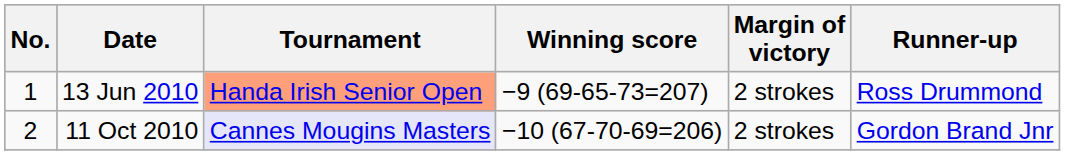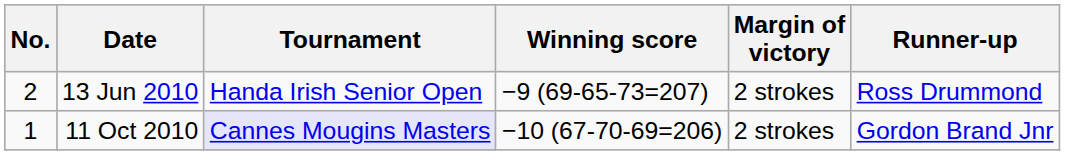(31, 92) 1 -> (31, 92) 2
(346, 92) lightsalmon background -> (346, 92) no background
(31, 131) 2 -> (31, 131) 1
